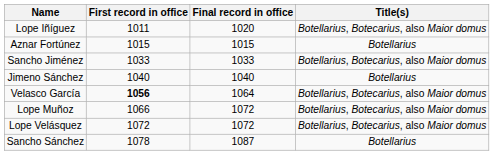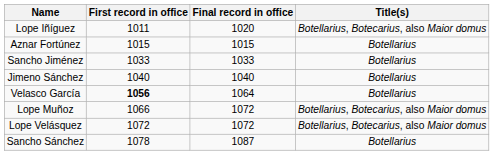(392, 61) Botellarius, Botecarius, also Maior domus -> (392, 61) Botellarius
(392, 93) Botellarius, Botecarius, also Maior domus -> (392, 93) Botellarius
